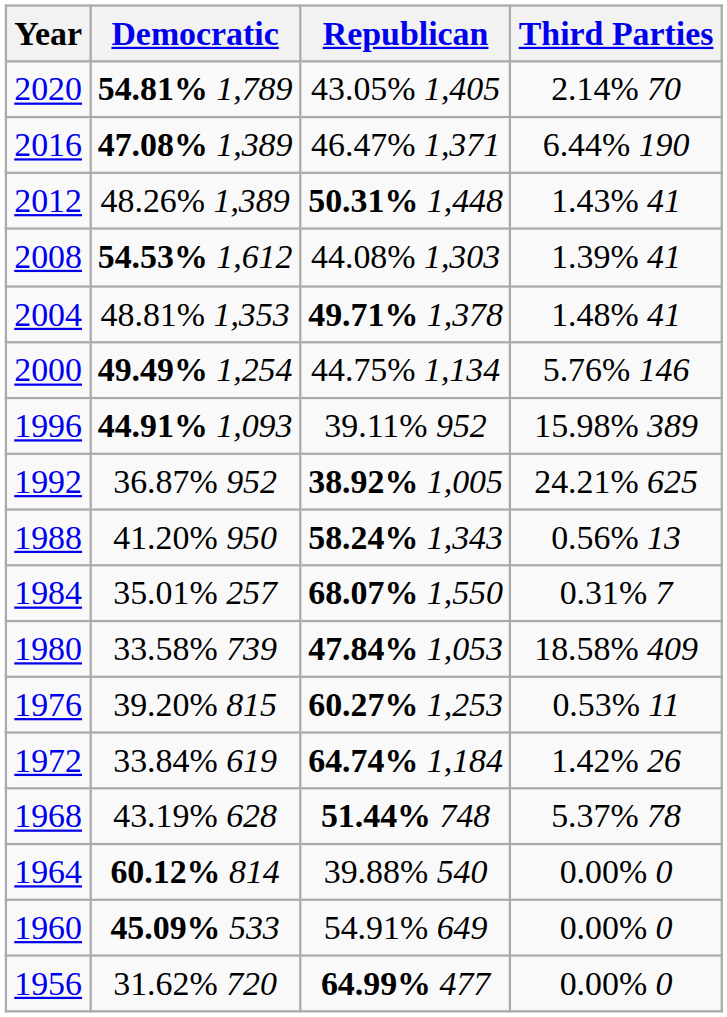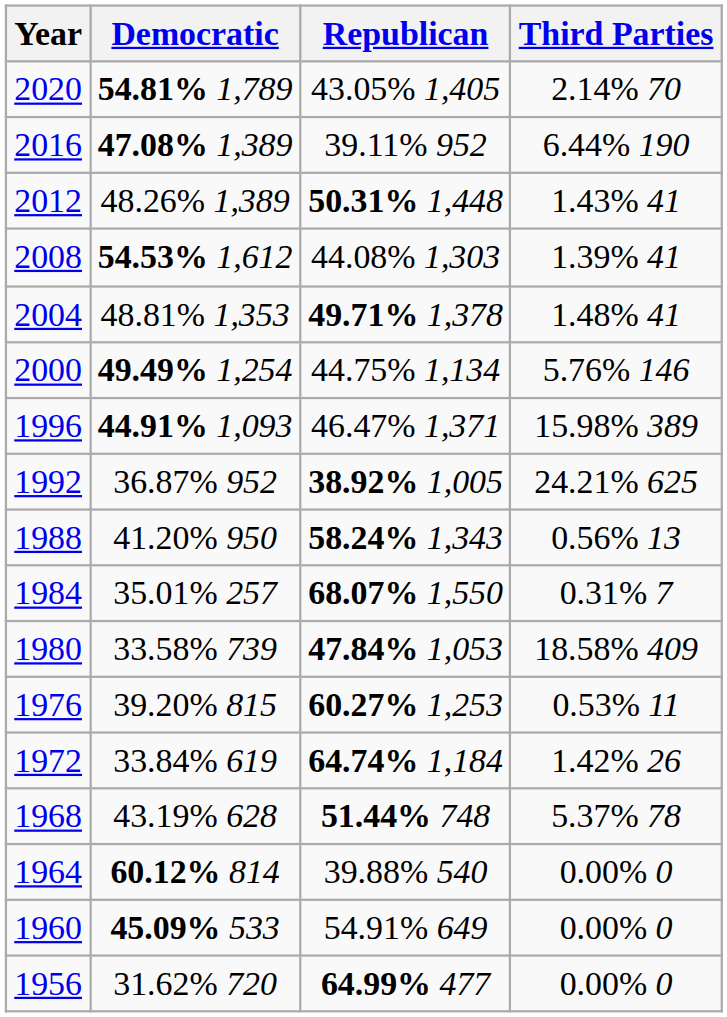(406, 145) 46.47% 1,371 -> (406, 145) 39.11% 952
(406, 424) 39.11% 952 -> (406, 424) 46.47% 1,371
